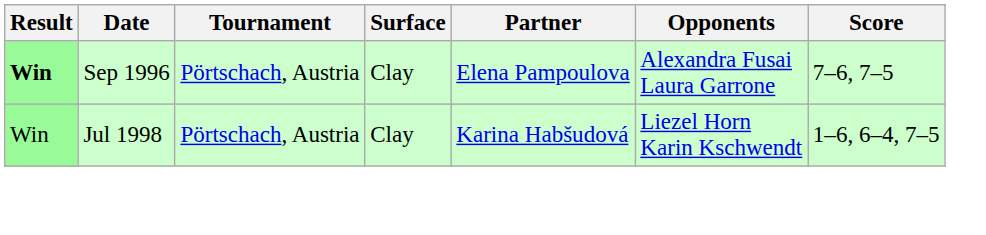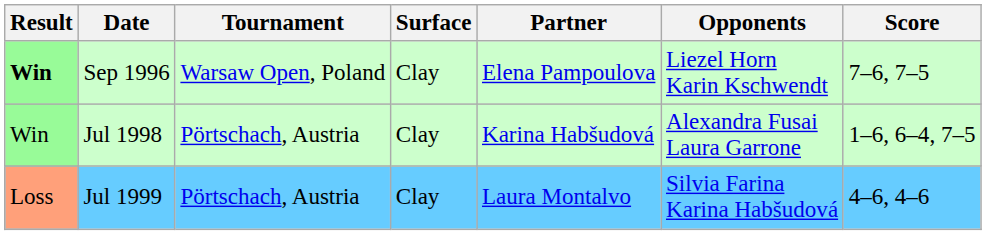(270, 72) Pörtschach, Austria -> (283, 72) Warsaw Open, Poland
(716, 72) Alexandra Fusai Laura Garrone -> (747, 72) Liezel Horn Karin Kschwendt
(721, 134) Liezel Horn Karin Kschwendt -> (742, 134) Alexandra Fusai Laura Garrone
+ row: (123, 197)
